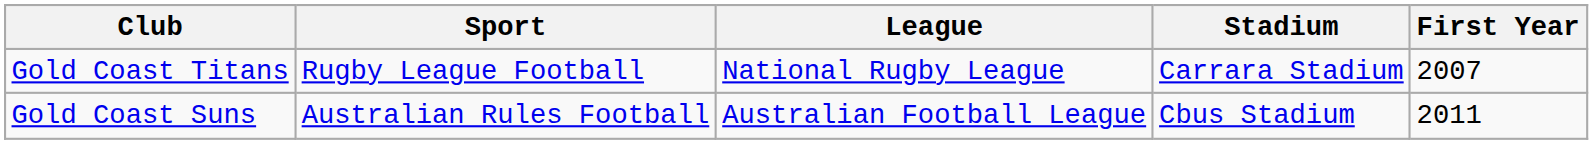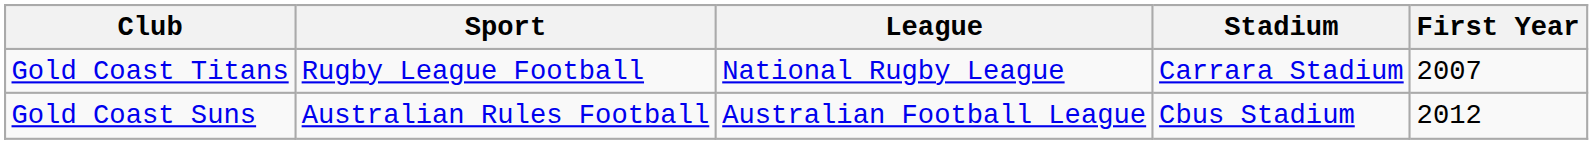(1449, 116) 2011 -> (1449, 116) 2012
